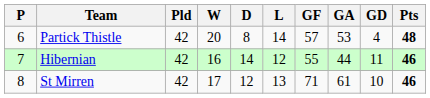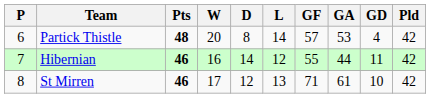columns swapped: (181, 15) <-> (409, 15)
